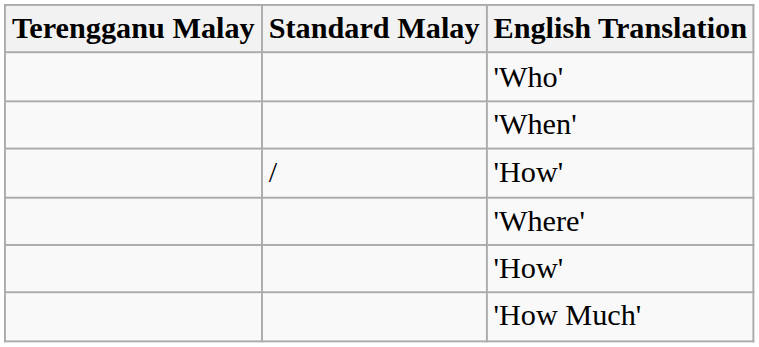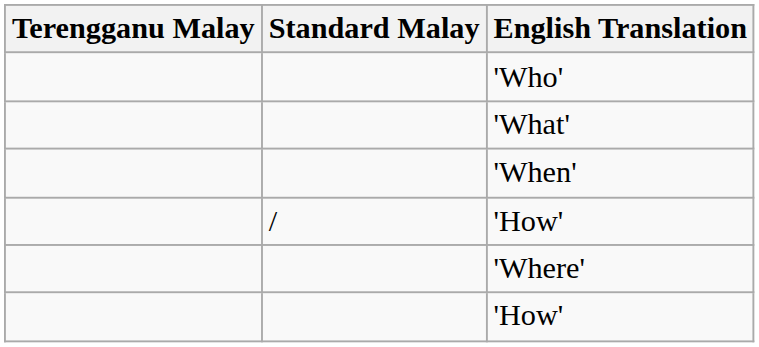+ row: (374, 125)
- row: (374, 317)
